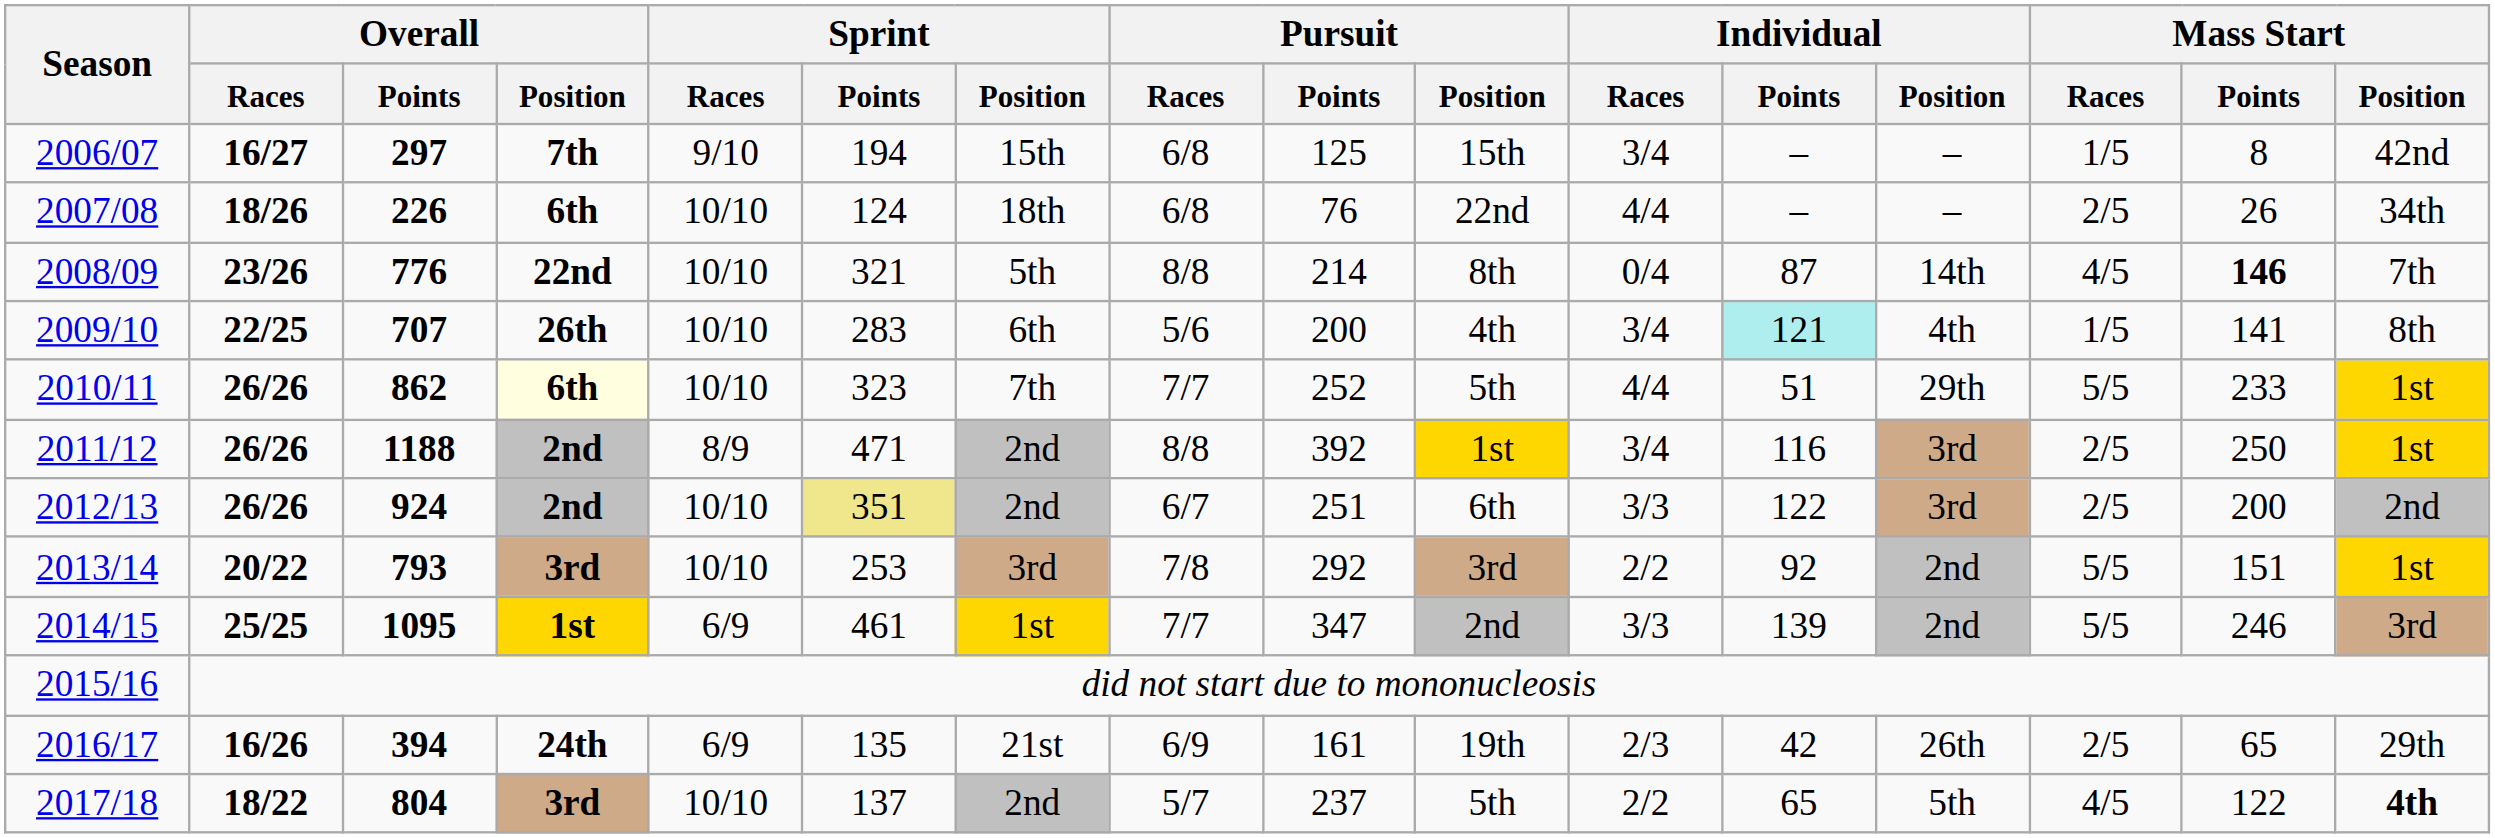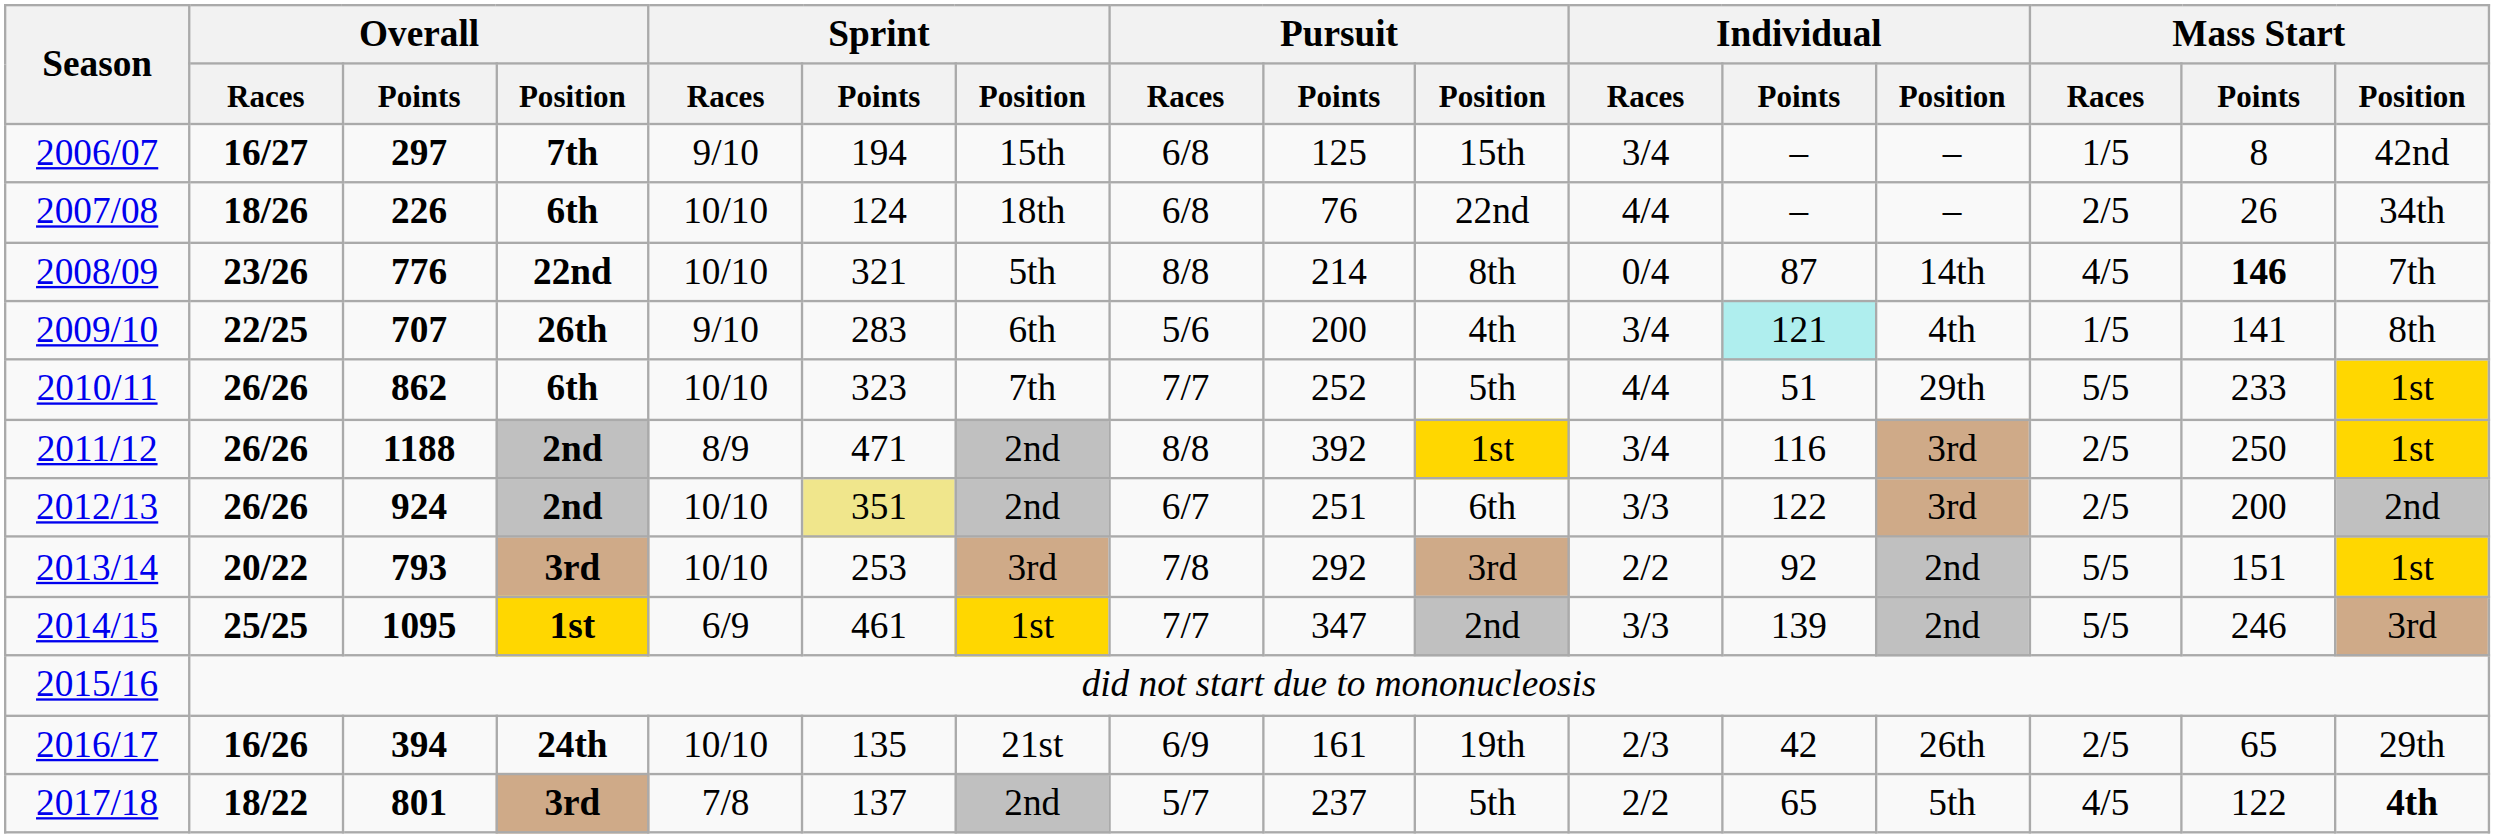(726, 329) 10/10 -> (726, 329) 9/10
(572, 388) lightyellow background -> (572, 388) no background
(726, 743) 6/9 -> (726, 743) 10/10
(419, 802) 804 -> (419, 802) 801
(726, 802) 10/10 -> (726, 802) 7/8
